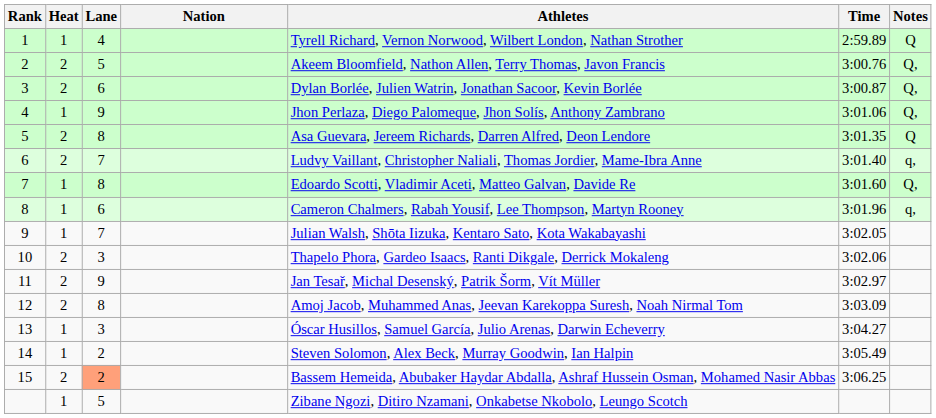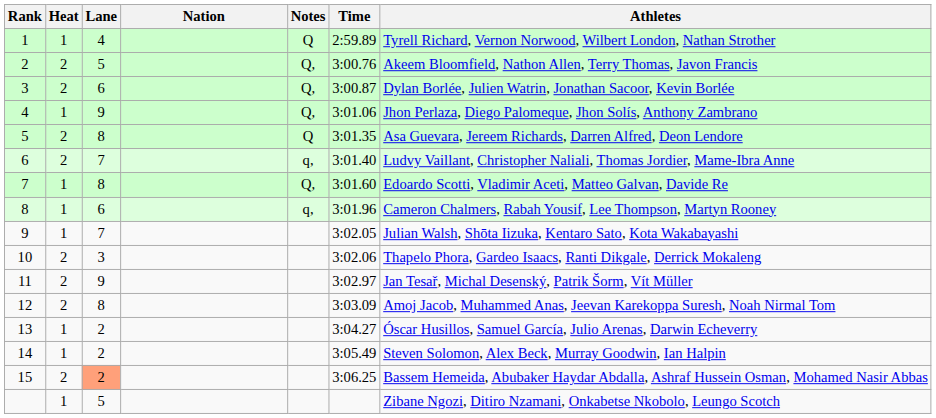columns swapped: (563, 16) <-> (910, 16)
(101, 329) 3 -> (101, 329) 2
